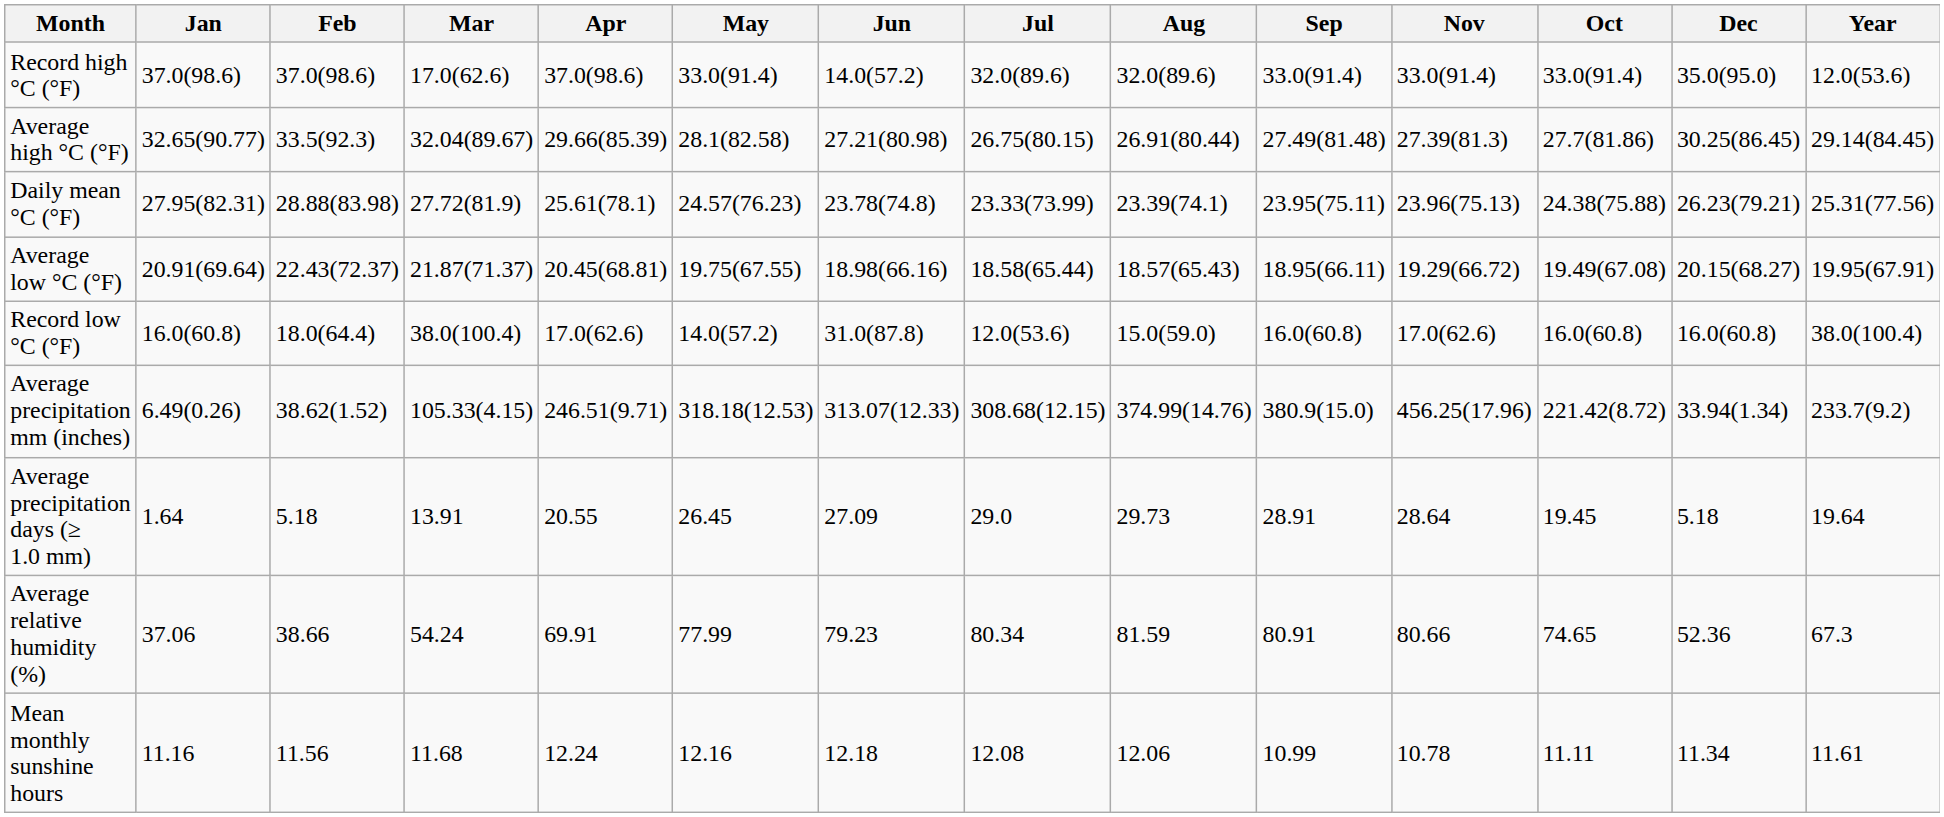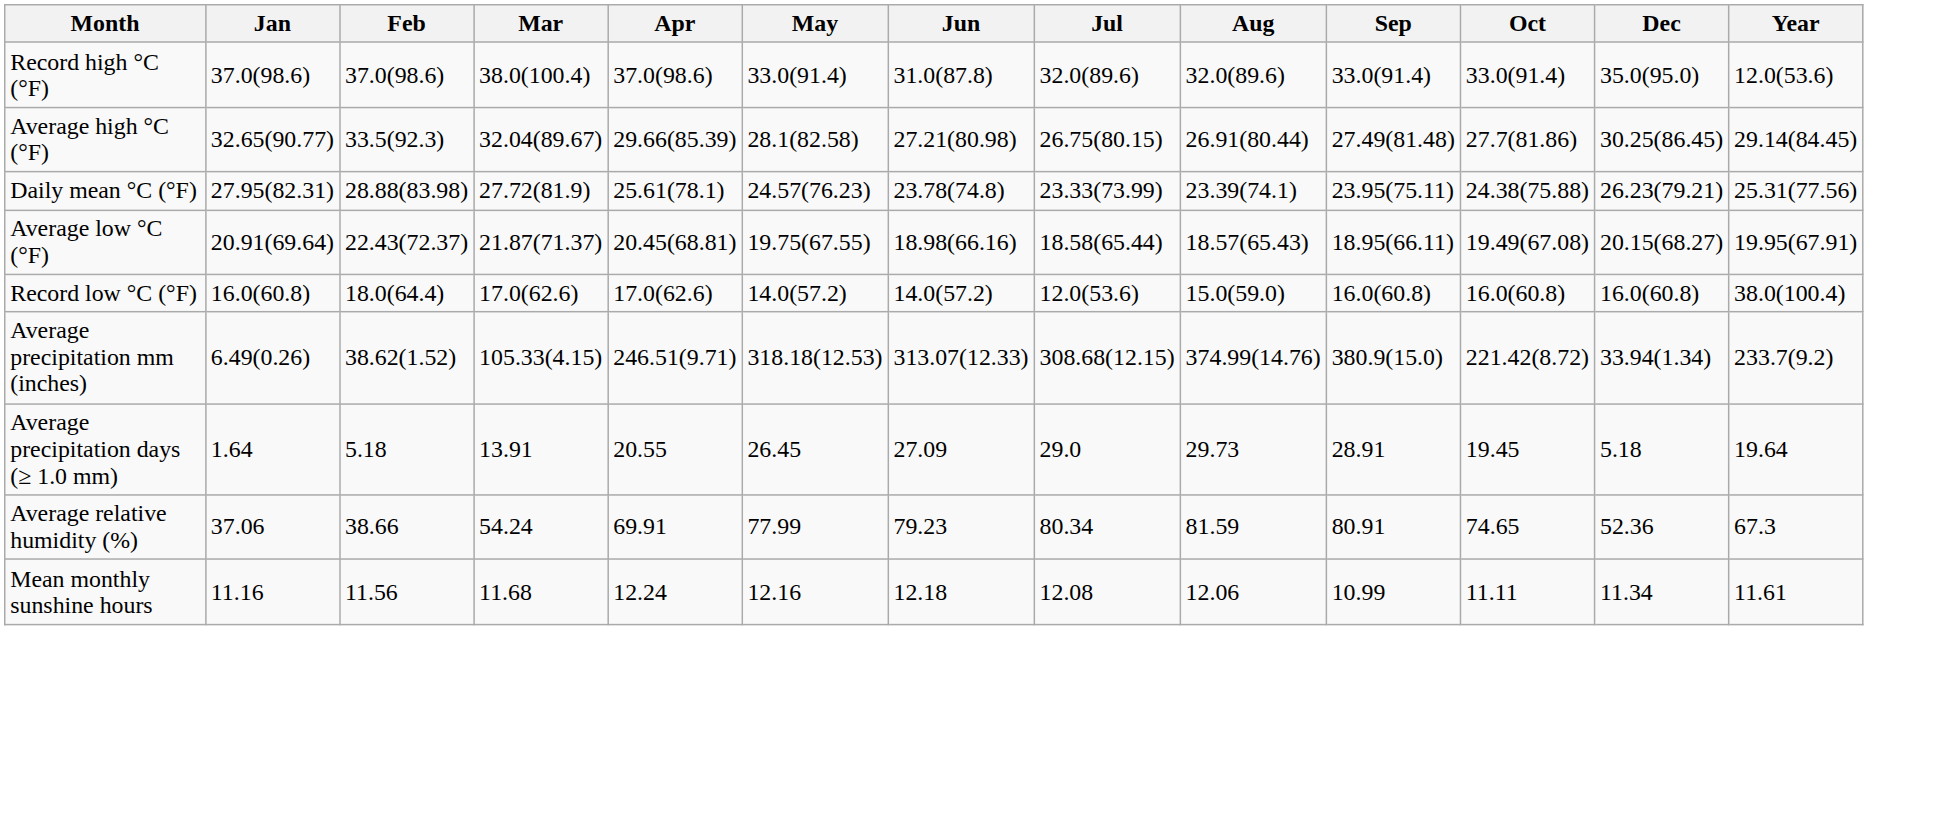- column: (1464, 23)
(460, 74) 17.0(62.6) -> (535, 74) 38.0(100.4)
(874, 74) 14.0(57.2) -> (943, 74) 31.0(87.8)
(466, 333) 38.0(100.4) -> (529, 292) 17.0(62.6)
(874, 333) 31.0(87.8) -> (943, 292) 14.0(57.2)
